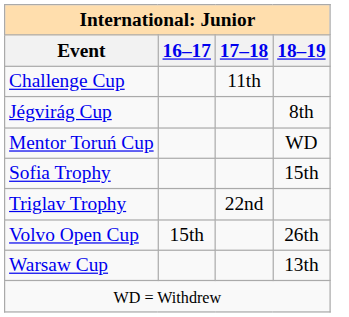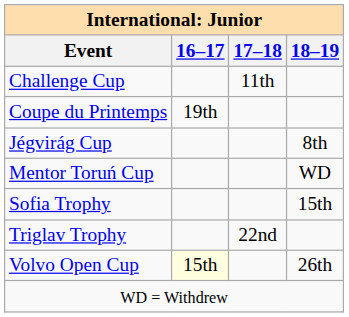+ row: (88, 111)
(187, 234) no background -> (200, 265) lightyellow background
- row: (59, 265)
